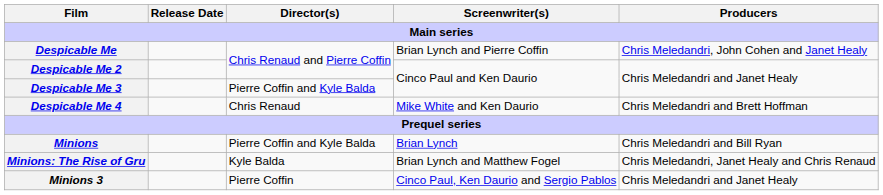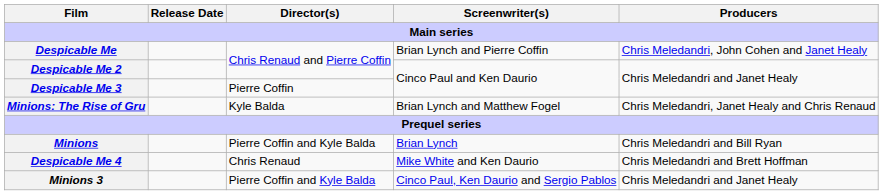(302, 87) Pierre Coffin and Kyle Balda -> (261, 87) Pierre Coffin
rows swapped: (76, 106) <-> (76, 161)
(261, 180) Pierre Coffin -> (302, 180) Pierre Coffin and Kyle Balda
